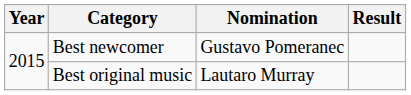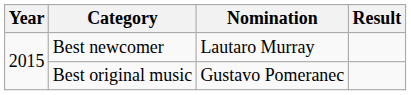(272, 47) Gustavo Pomeranec -> (257, 47) Lautaro Murray
(257, 75) Lautaro Murray -> (272, 75) Gustavo Pomeranec
